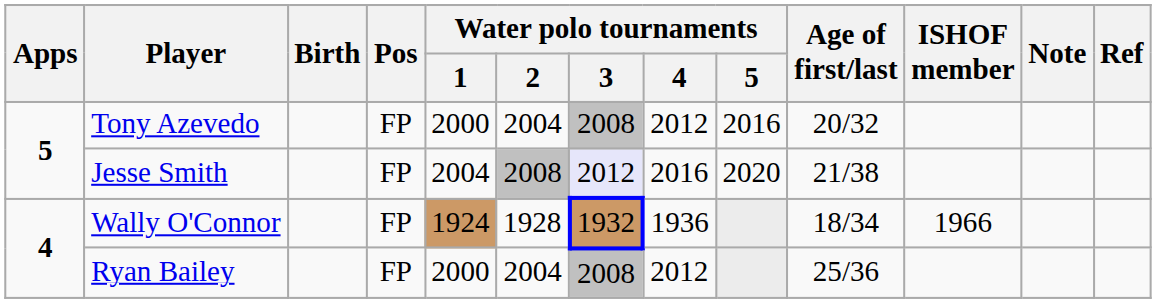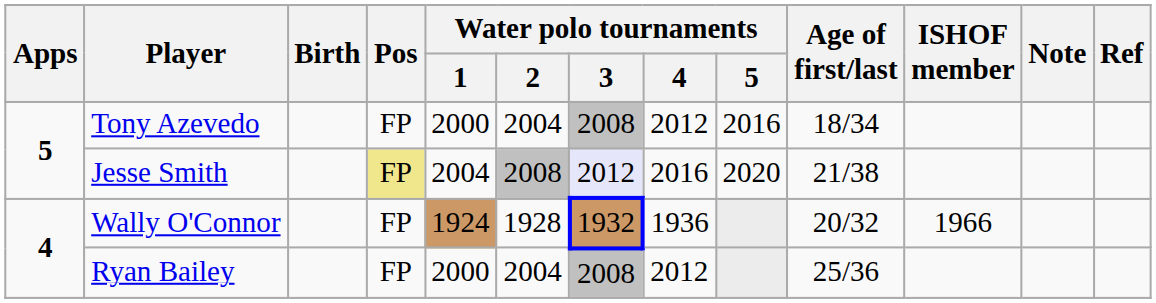(846, 124) 20/32 -> (846, 124) 18/34
(396, 173) no background -> (396, 173) khaki background
(846, 222) 18/34 -> (846, 222) 20/32
